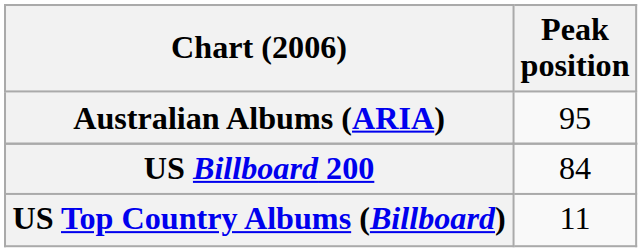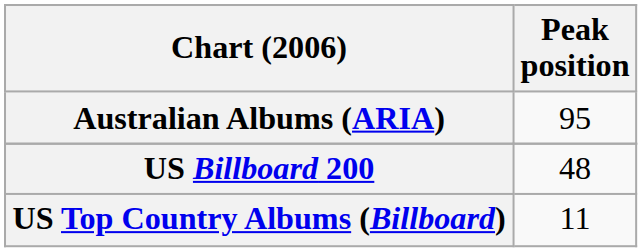(575, 168) 84 -> (575, 168) 48
